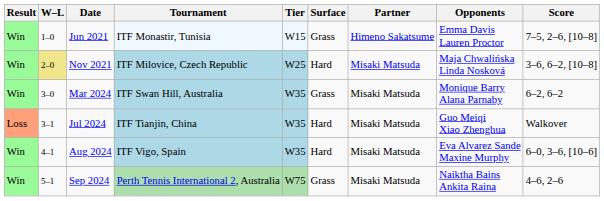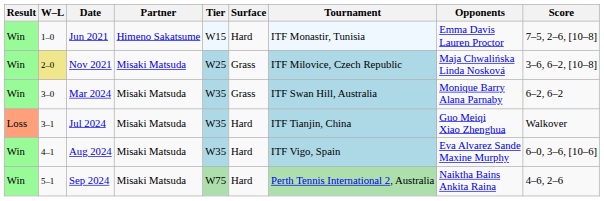columns swapped: (198, 13) <-> (392, 13)
(323, 36) Grass -> (242, 36) Hard
(321, 65) Hard -> (243, 65) Grass
(323, 181) Grass -> (242, 181) Hard
